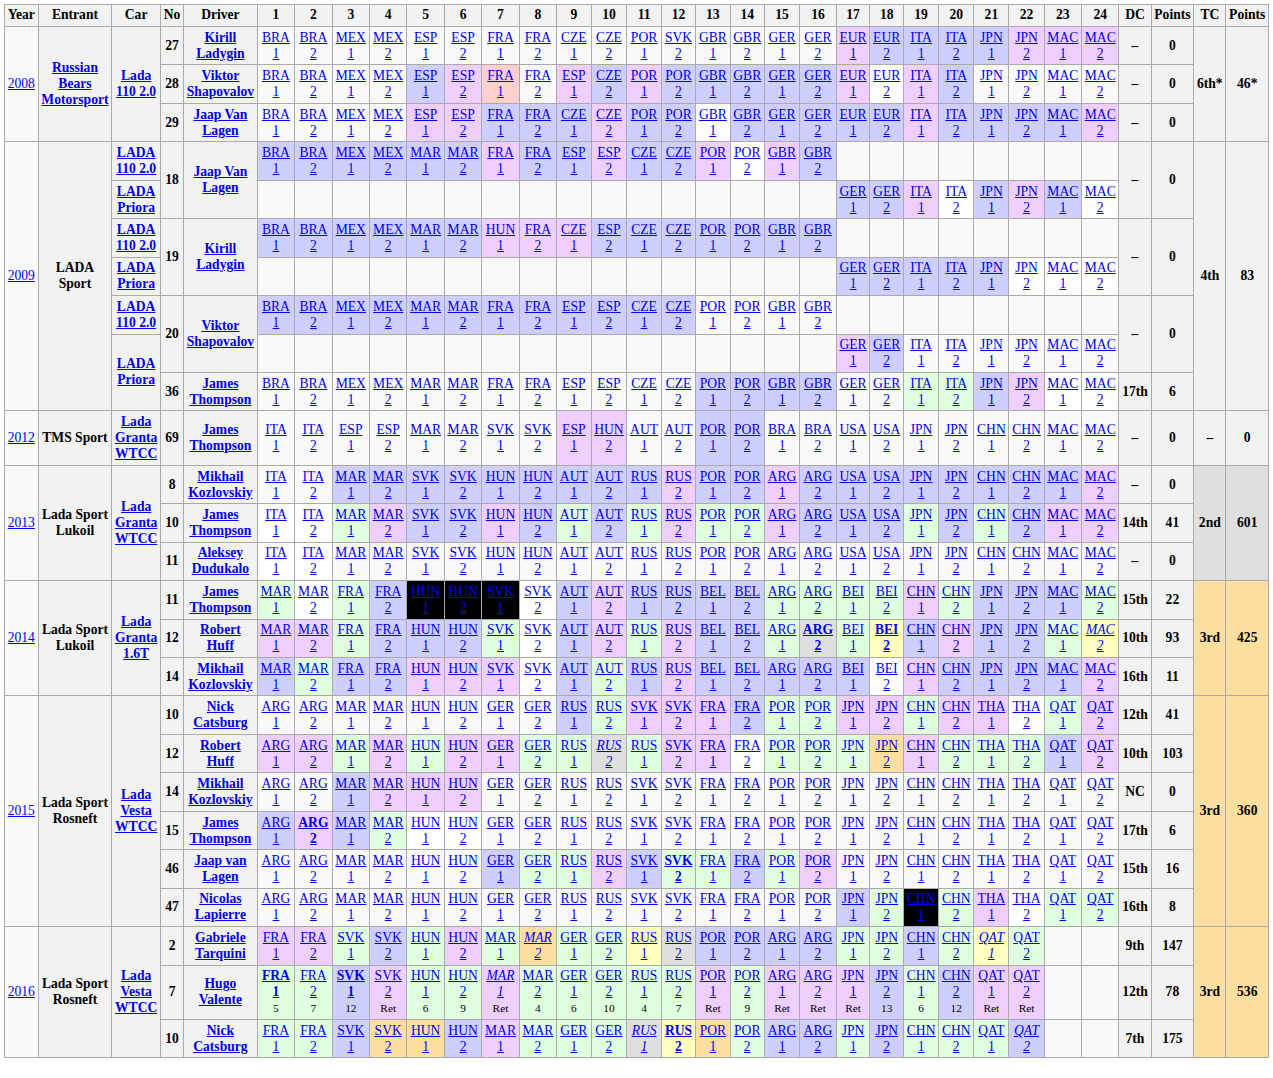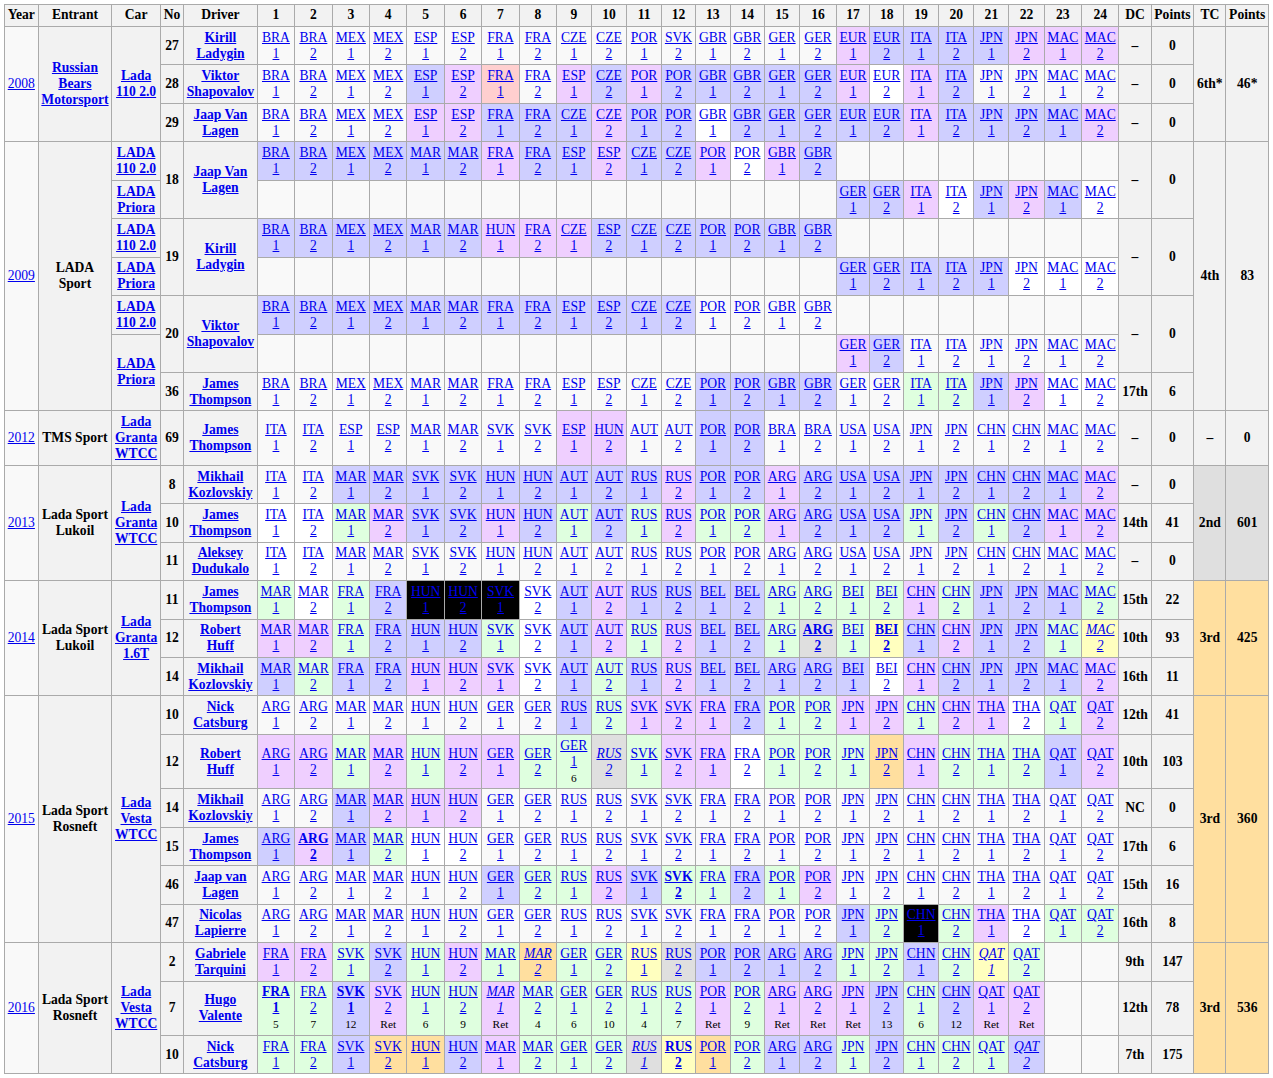(574, 753) RUS 1 -> (574, 761) GER 1 6
(644, 753) RUS 1 -> (644, 761) SVK 1
